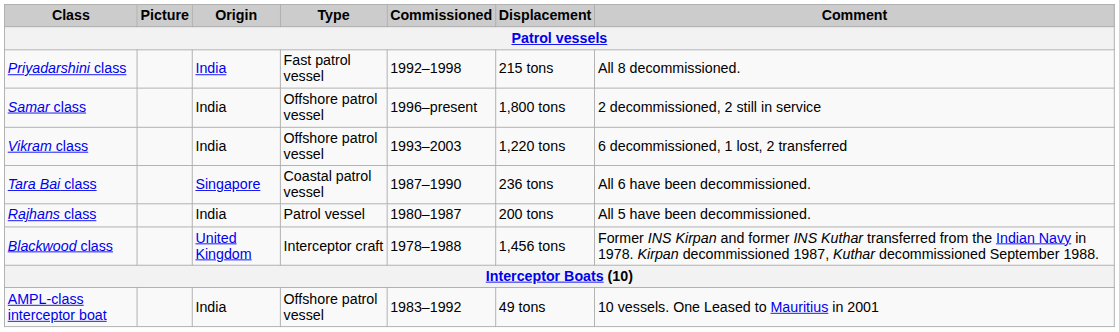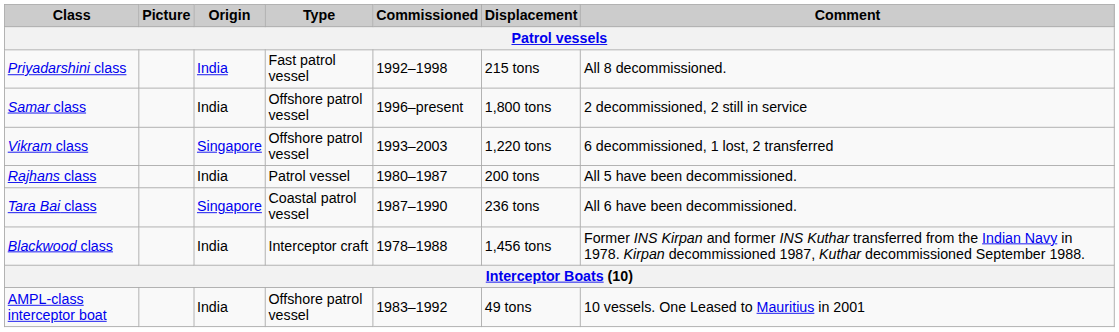(211, 146) India -> (229, 146) Singapore
rows swapped: (52, 215) <-> (52, 184)
(224, 245) United Kingdom -> (212, 245) India
